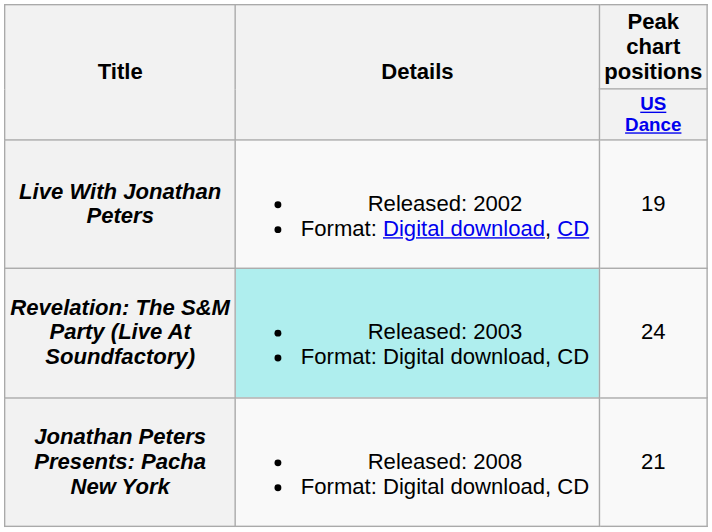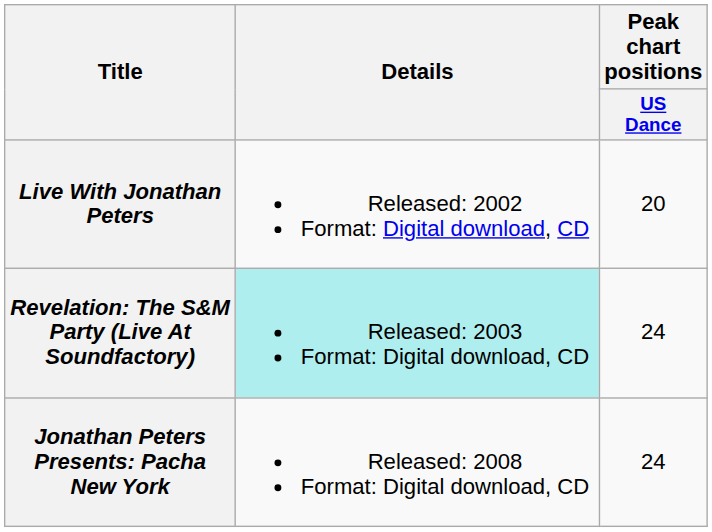(653, 203) 19 -> (653, 203) 20
(653, 461) 21 -> (653, 461) 24
